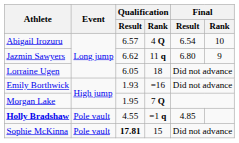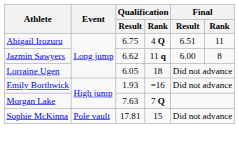(130, 41) 6.57 -> (130, 41) 6.75
(188, 41) 6.54 -> (188, 41) 6.51
(219, 41) 10 -> (219, 41) 11
(188, 56) 6.80 -> (188, 56) 6.00
(219, 56) 9 -> (219, 56) 8
(130, 101) 1.95 -> (130, 101) 7.63
- row: (38, 116)
(130, 131) bold -> (130, 116) normal
